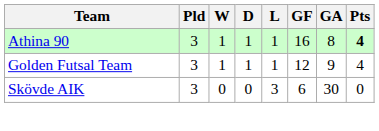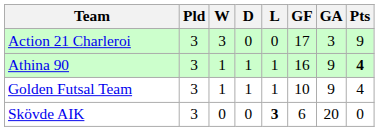+ row: (69, 41)
(331, 41) 8 -> (331, 65) 9
(302, 65) 12 -> (302, 89) 10
(275, 89) normal -> (275, 114) bold
(331, 89) 30 -> (331, 114) 20
